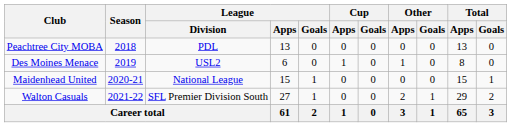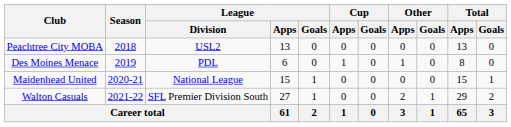(208, 46) PDL -> (208, 46) USL2
(208, 63) USL2 -> (208, 63) PDL
